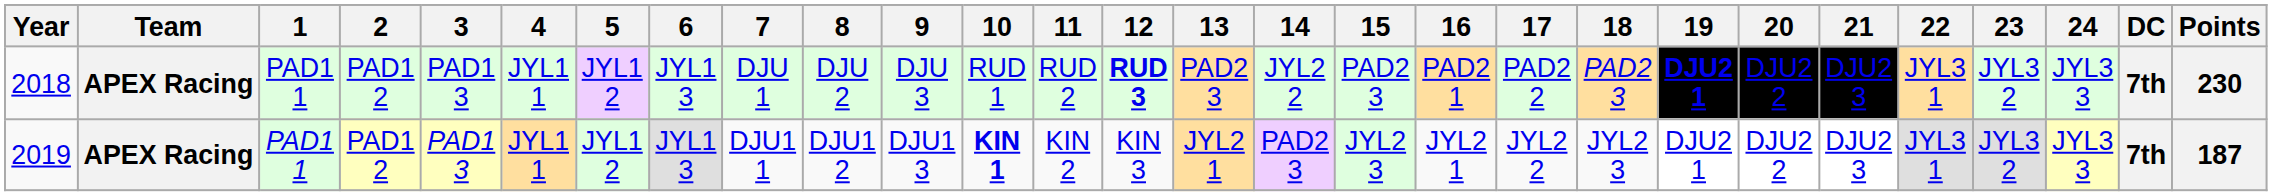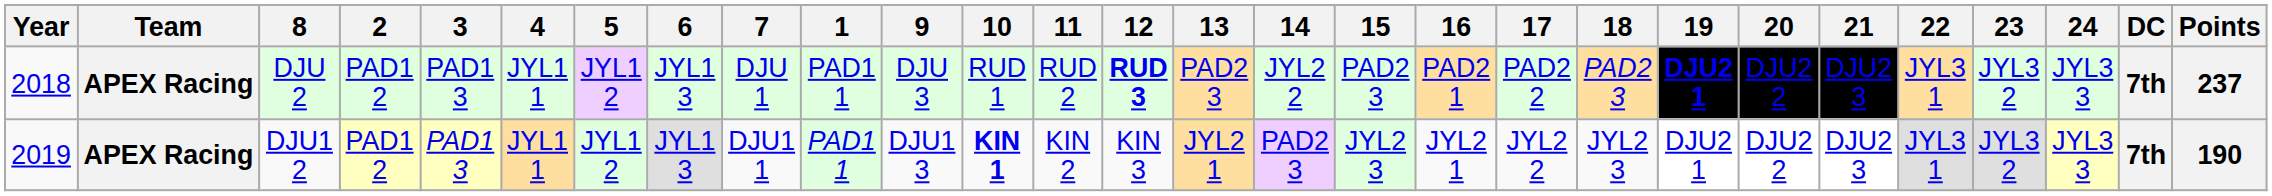columns swapped: (300, 26) <-> (842, 26)
(2220, 83) 230 -> (2220, 83) 237
(2220, 154) 187 -> (2220, 154) 190
